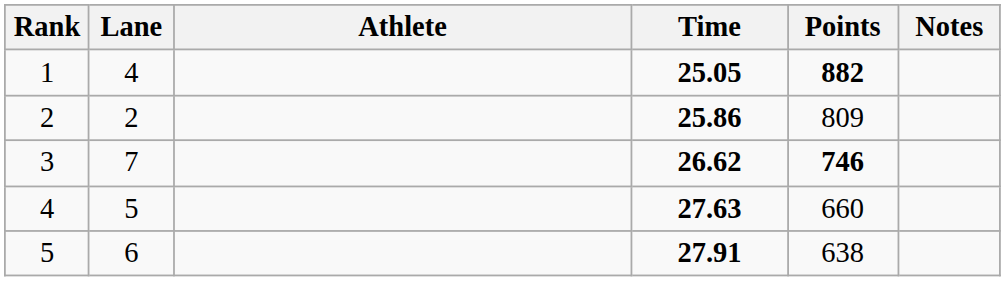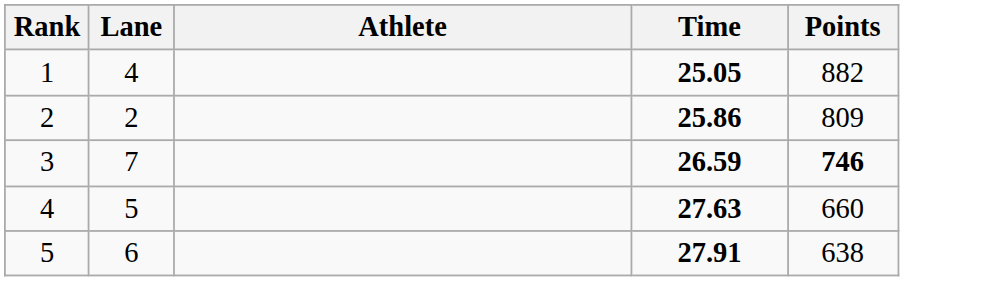- column: (949, 27)
(843, 72) bold -> (843, 72) normal
(709, 162) 26.62 -> (709, 162) 26.59
